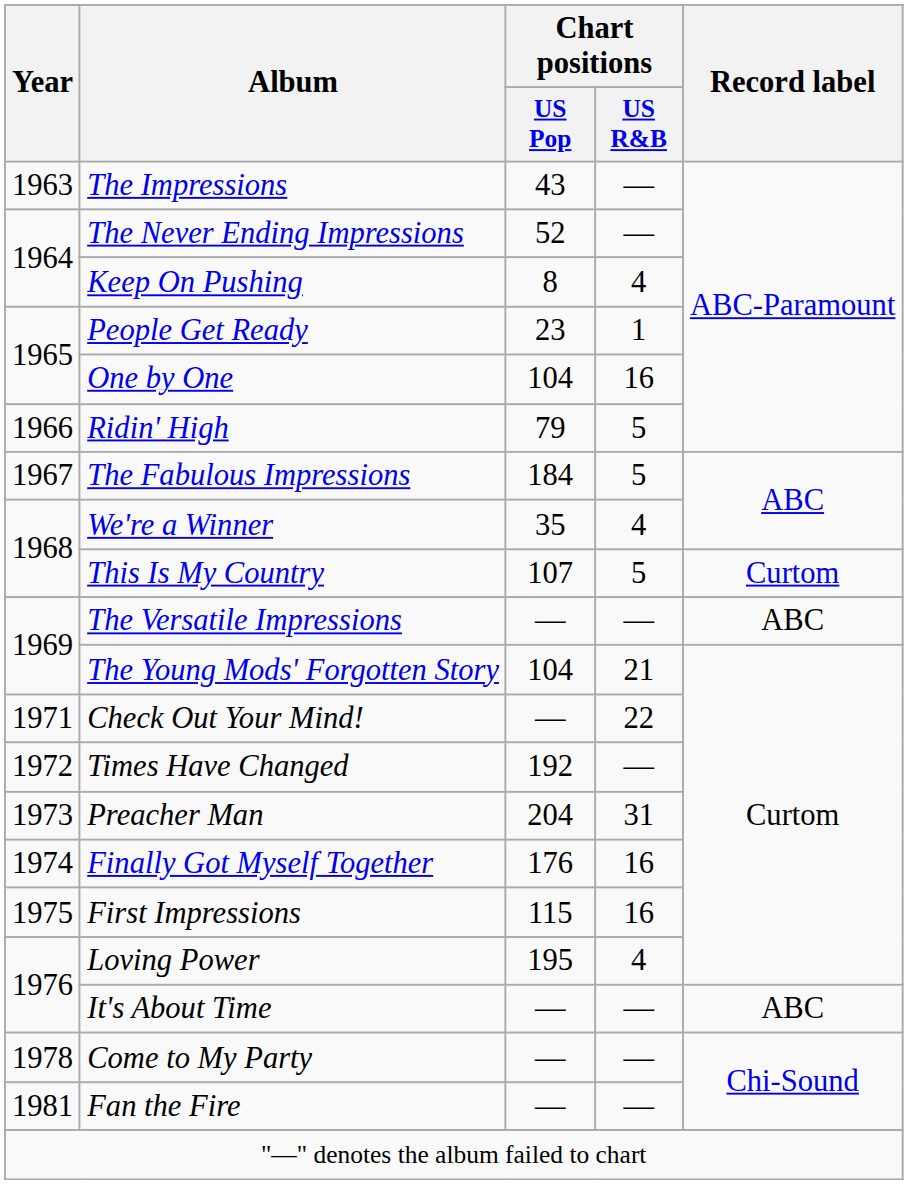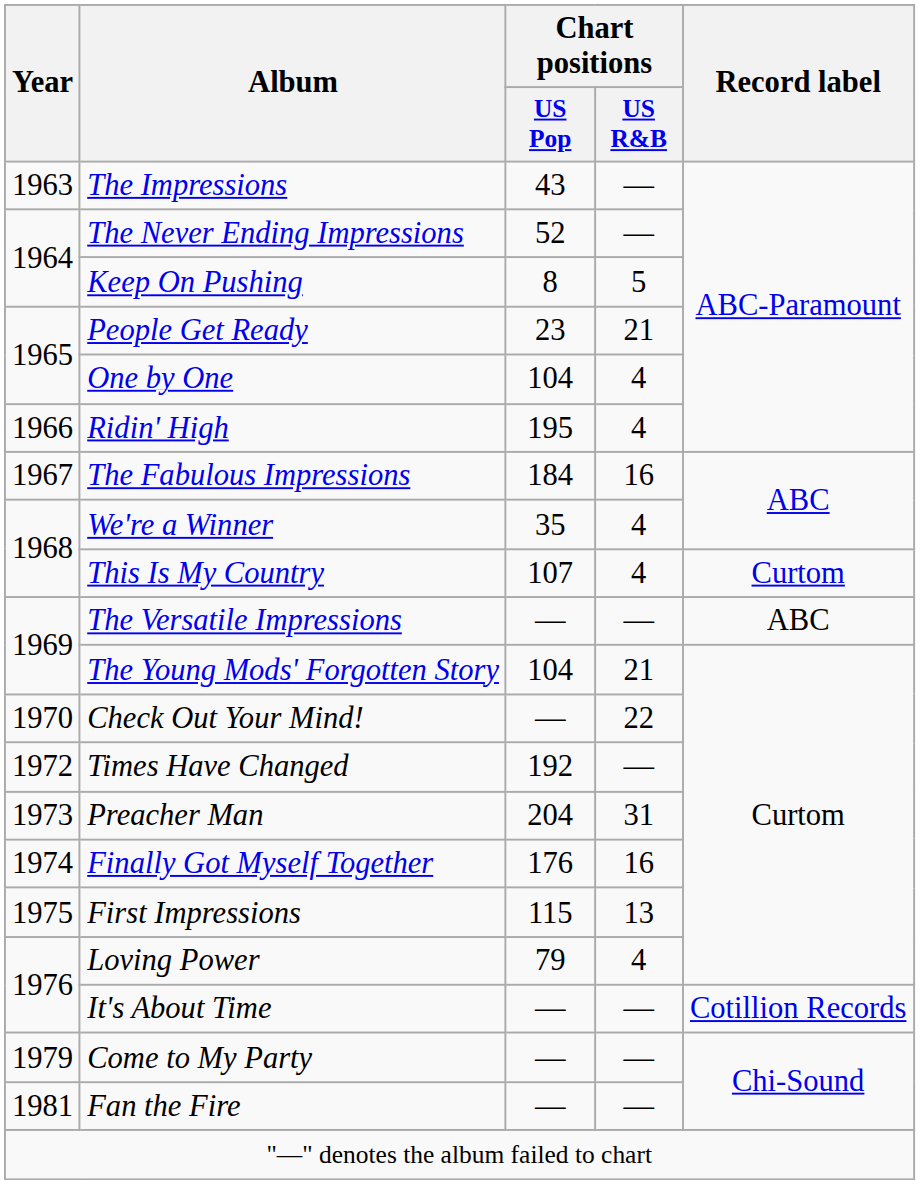(639, 281) 4 -> (639, 281) 5
(639, 330) 1 -> (639, 330) 21
(639, 378) 16 -> (639, 378) 4
(550, 427) 79 -> (550, 427) 195
(639, 427) 5 -> (639, 427) 4
(639, 475) 5 -> (639, 475) 16
(639, 572) 5 -> (639, 572) 4
(43, 717) 1971 -> (43, 717) 1970
(639, 911) 16 -> (639, 911) 13
(550, 960) 195 -> (550, 960) 79
(793, 1008) ABC -> (798, 1008) Cotillion Records
(43, 1057) 1978 -> (43, 1057) 1979
